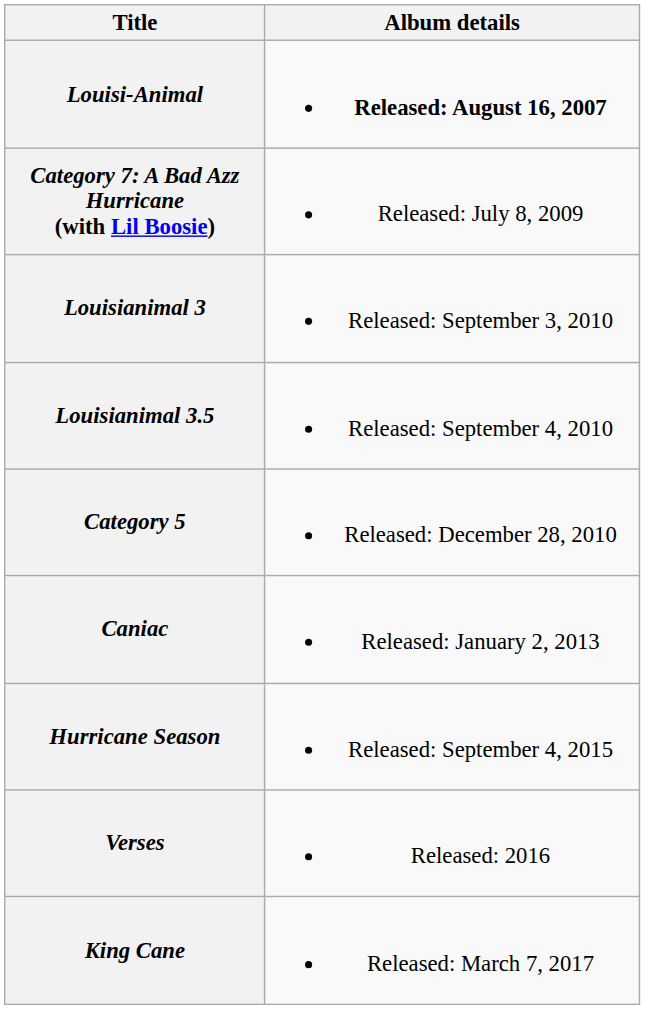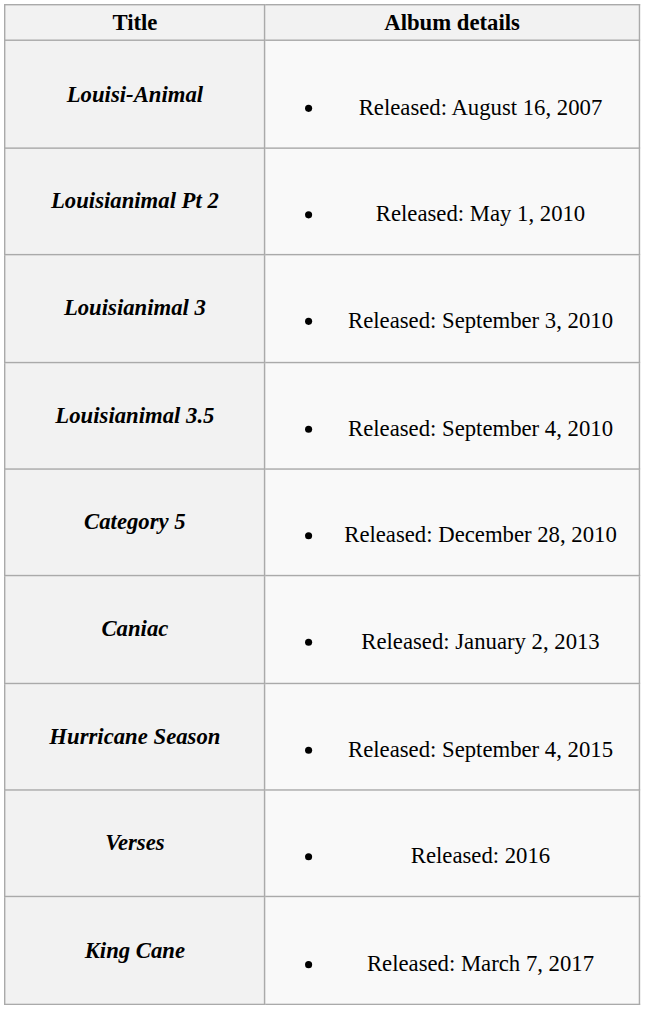(452, 107) bold -> (452, 107) normal
- row: (135, 201)
+ row: (135, 201)
